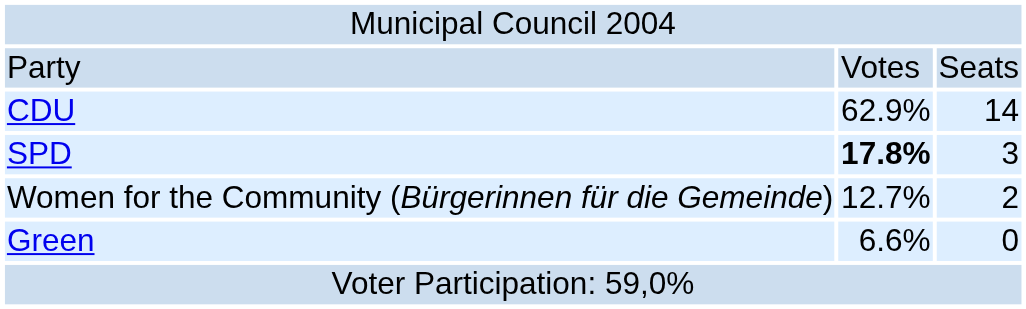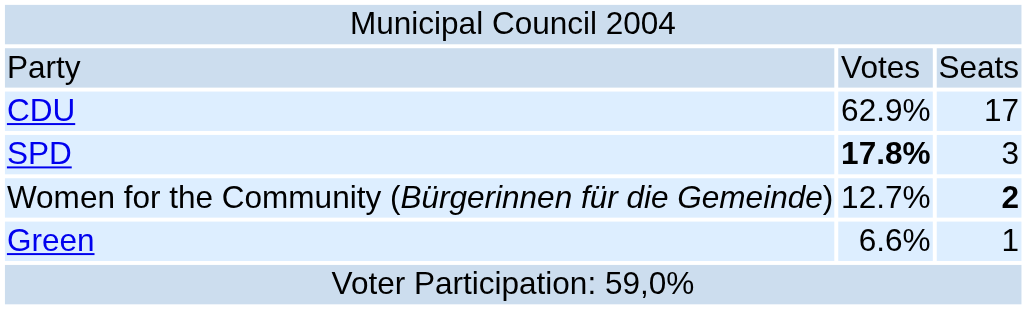(1001, 110) 14 -> (1001, 110) 17
(1010, 197) normal -> (1010, 197) bold
(1010, 240) 0 -> (1010, 240) 1
